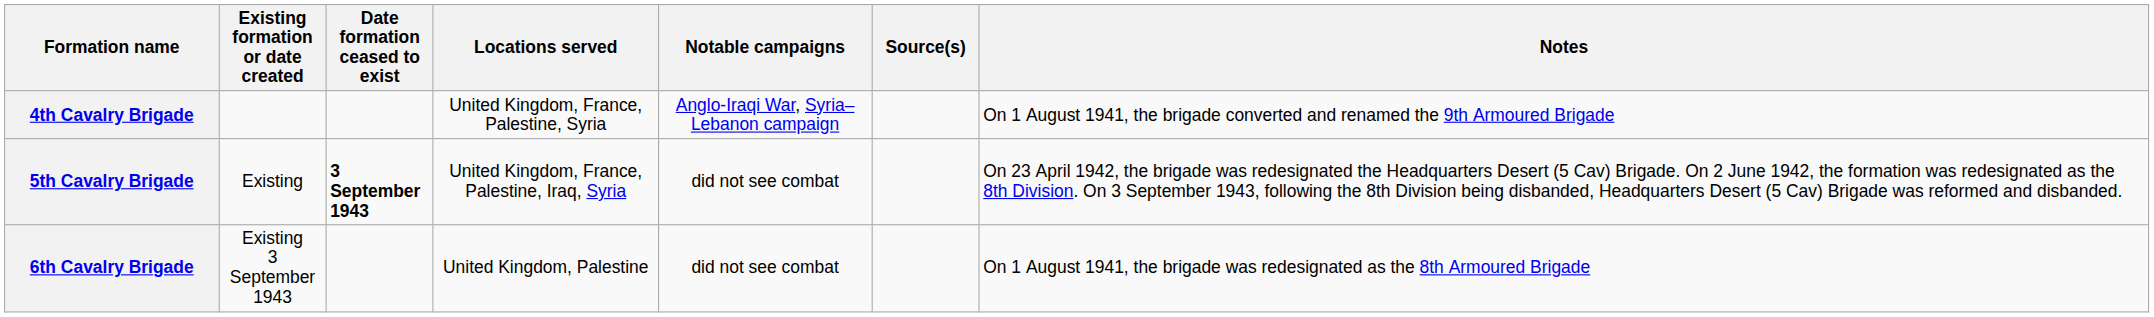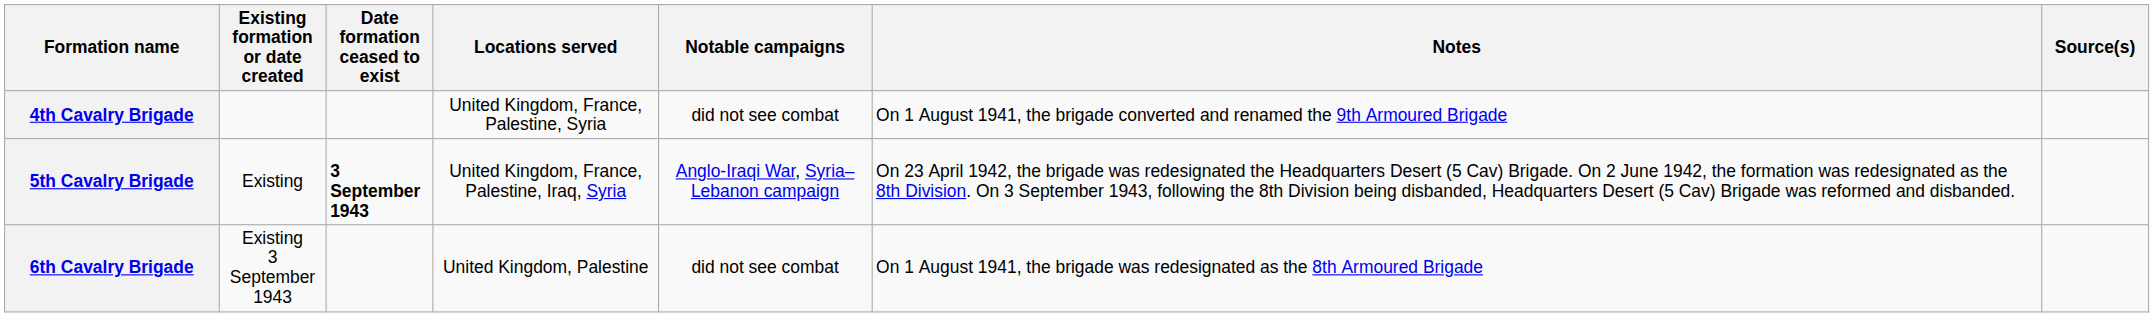columns swapped: (1564, 47) <-> (926, 47)
(765, 114) Anglo-Iraqi War, Syria–Lebanon campaign -> (765, 114) did not see combat
(765, 181) did not see combat -> (765, 181) Anglo-Iraqi War, Syria–Lebanon campaign
